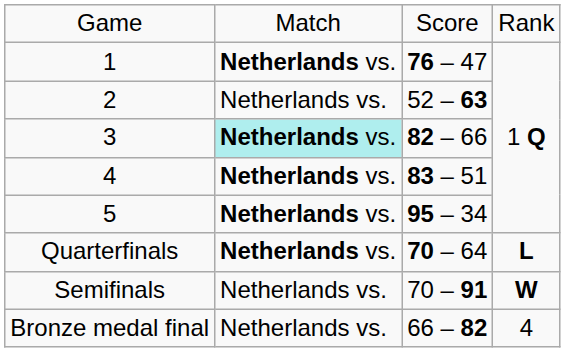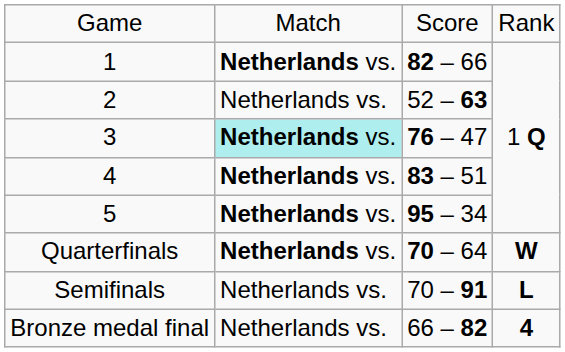(447, 61) 76 – 47 -> (447, 61) 82 – 66
(447, 137) 82 – 66 -> (447, 137) 76 – 47
(526, 251) L -> (526, 251) W
(526, 289) W -> (526, 289) L
(526, 328) normal -> (526, 328) bold
